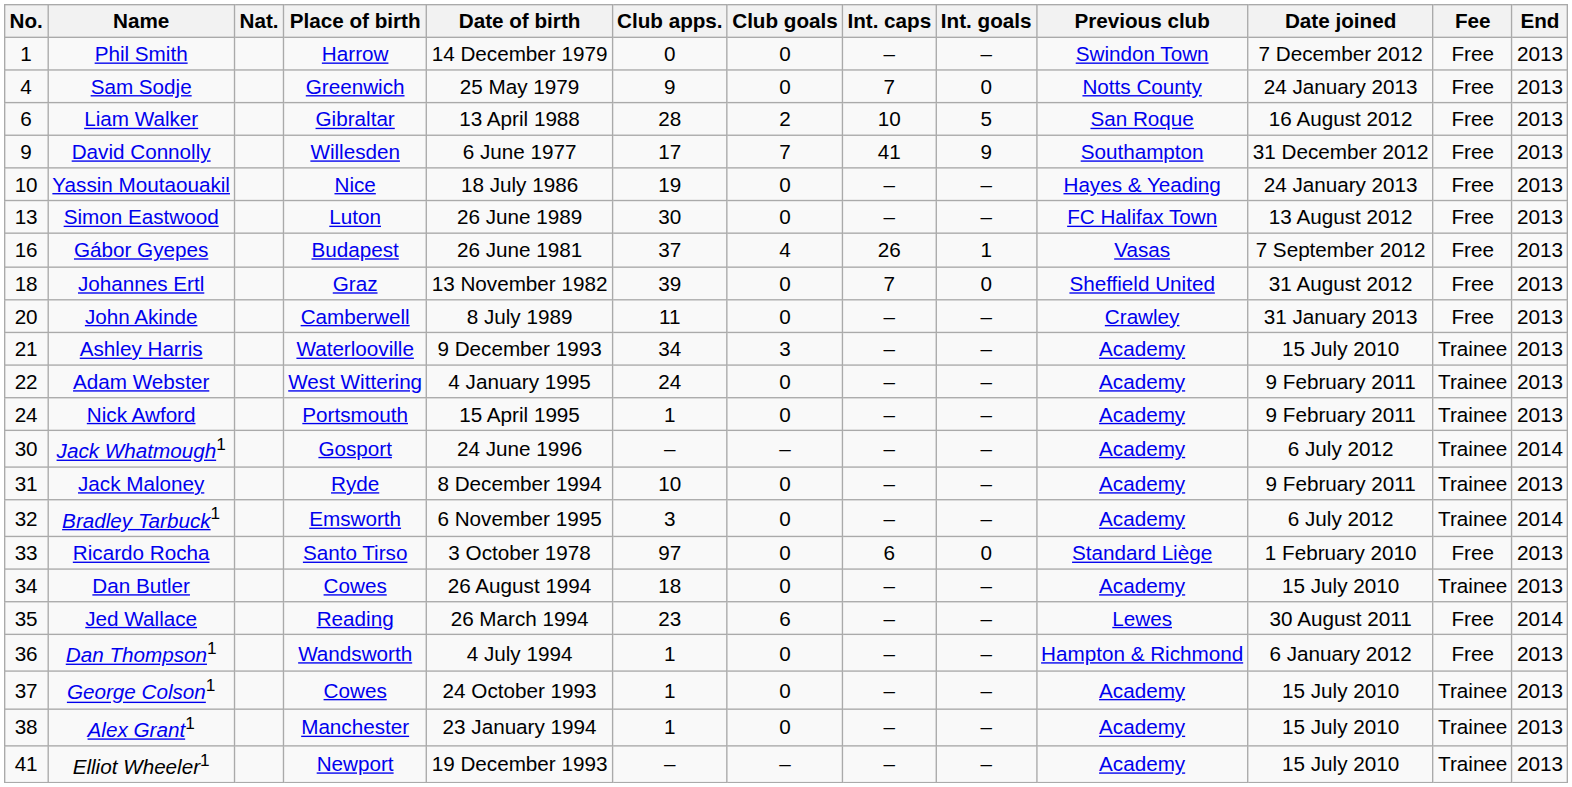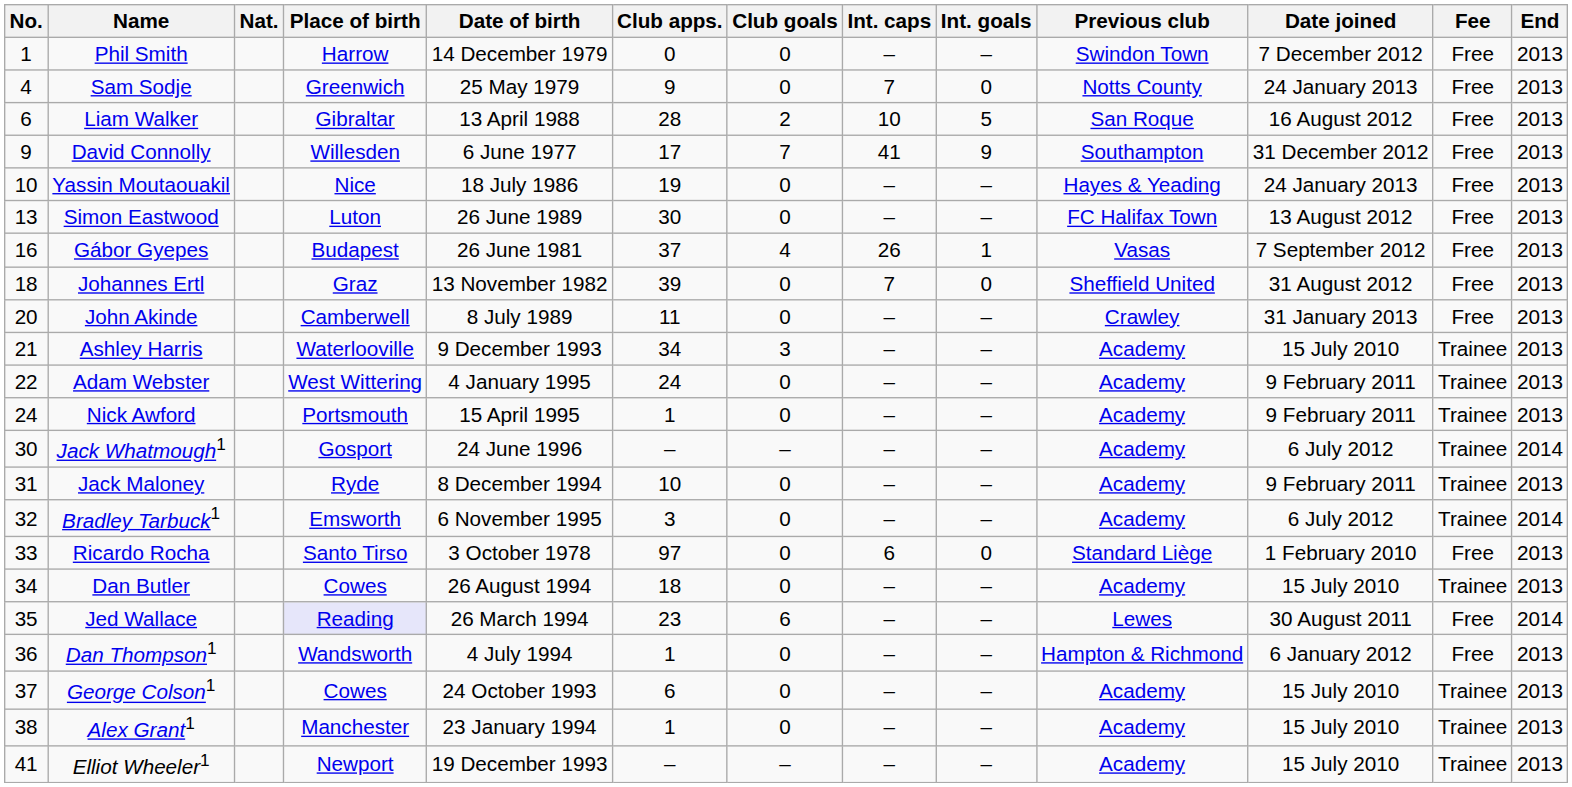(355, 619) no background -> (355, 619) lavender background
(670, 690) 1 -> (670, 690) 6
